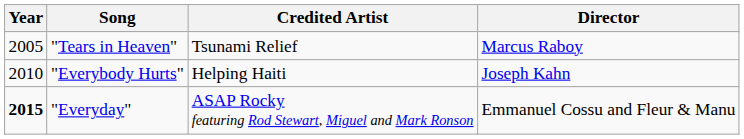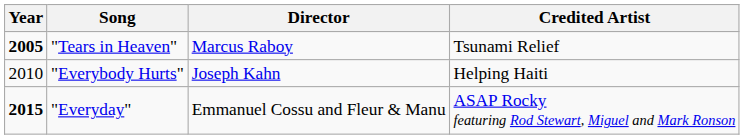columns swapped: (333, 18) <-> (608, 18)
(26, 45) normal -> (26, 45) bold
